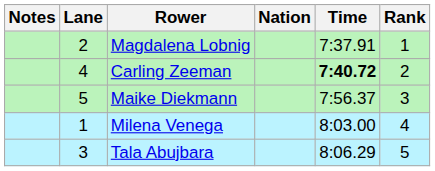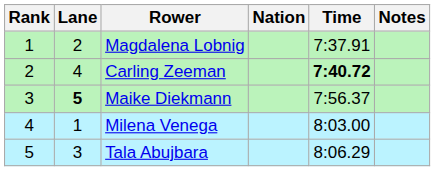columns swapped: (405, 17) <-> (32, 17)
(83, 98) normal -> (78, 98) bold
